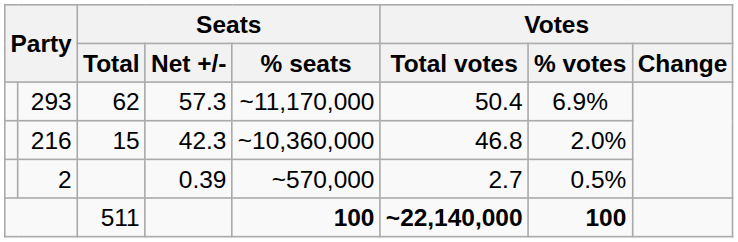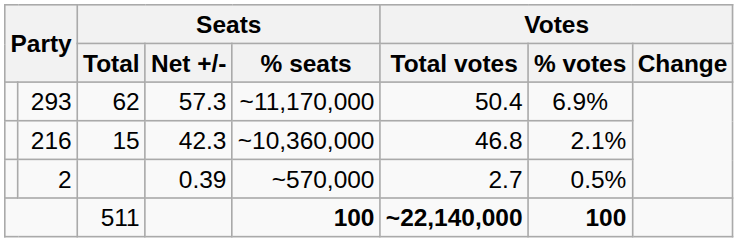(598, 141) 2.0% -> (598, 141) 2.1%
